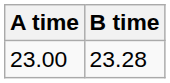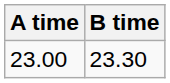(118, 58) 23.28 -> (118, 58) 23.30
